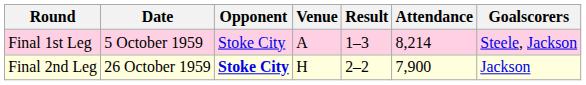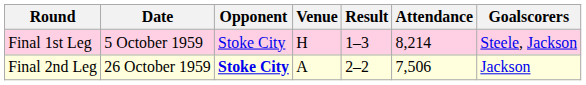(302, 42) A -> (302, 42) H
(302, 67) H -> (302, 67) A
(413, 67) 7,900 -> (413, 67) 7,506
